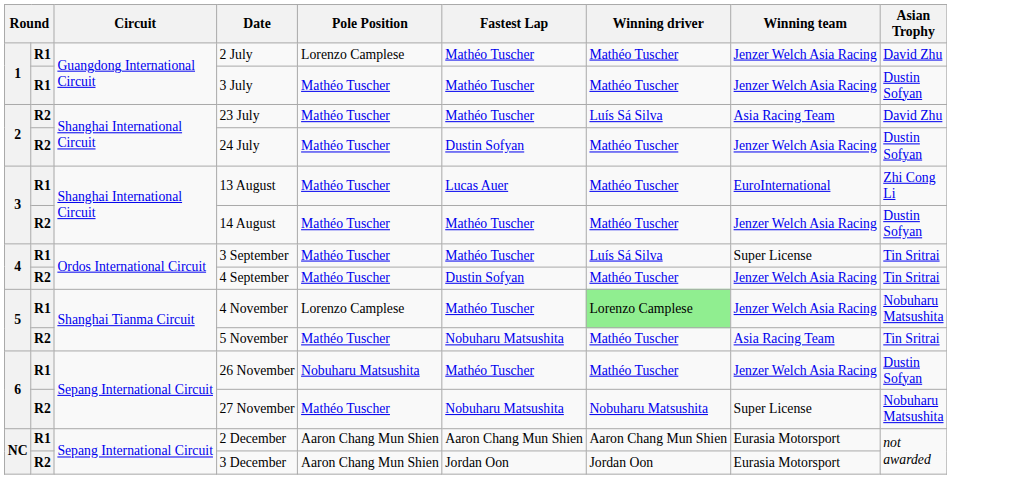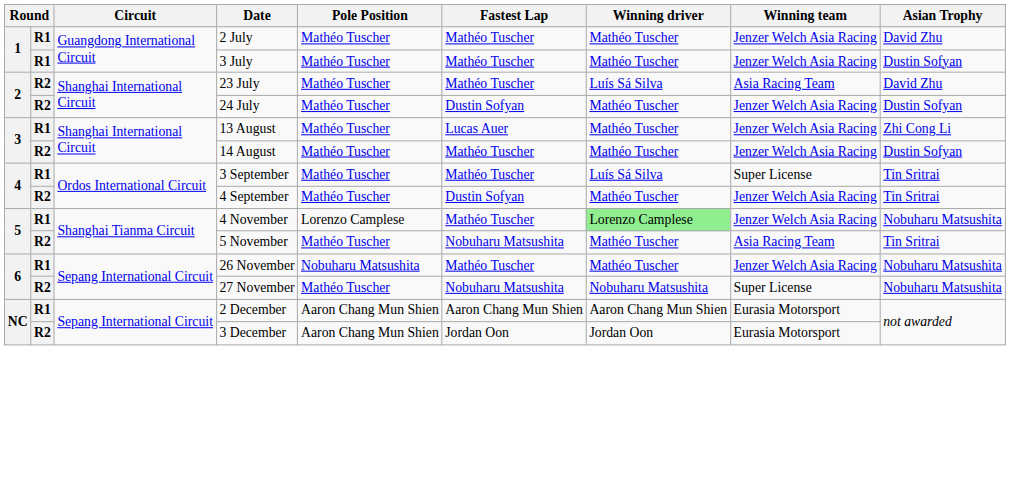(353, 54) Lorenzo Camplese -> (346, 38) Mathéo Tuscher
(782, 185) EuroInternational -> (805, 128) Jenzer Welch Asia Racing
(903, 369) Dustin Sofyan -> (943, 264) Nobuharu Matsushita
